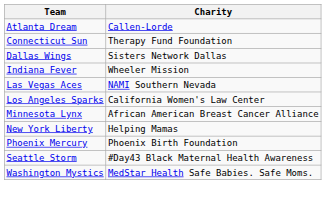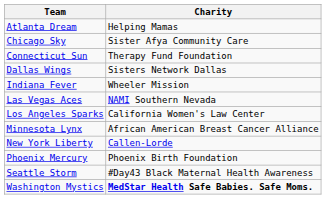(140, 26) Callen-Lorde -> (143, 26) Helping Mamas
+ row: (36, 41)
(143, 129) Helping Mamas -> (140, 143) Callen-Lorde
(211, 172) normal -> (211, 187) bold
